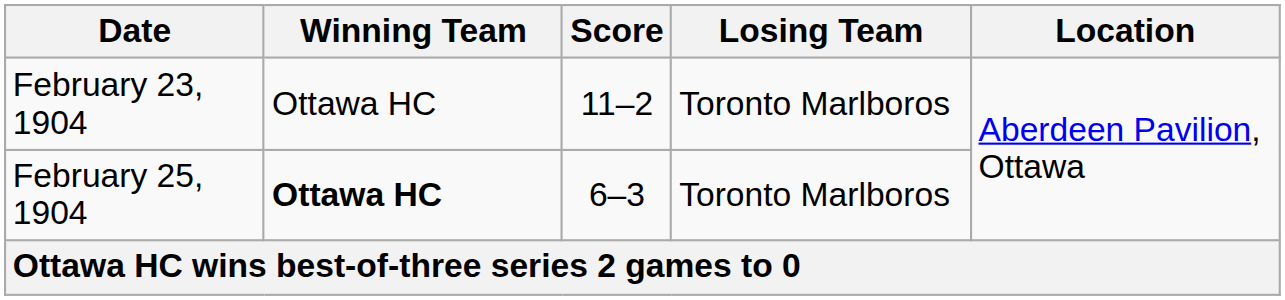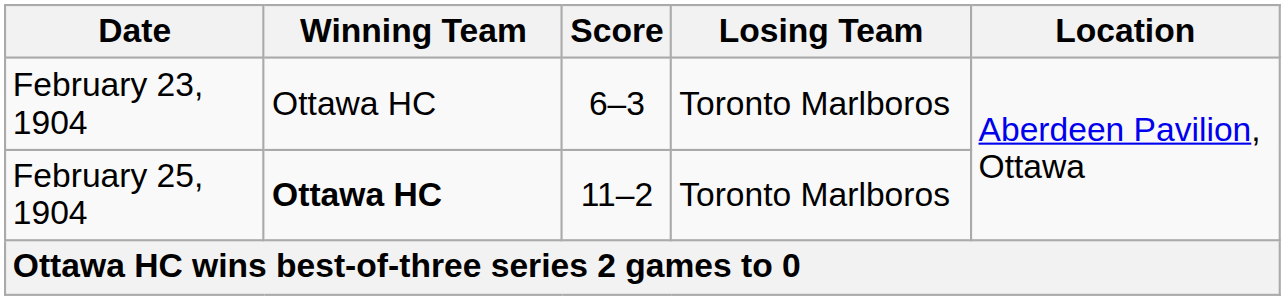(617, 103) 11–2 -> (617, 103) 6–3
(617, 194) 6–3 -> (617, 194) 11–2
